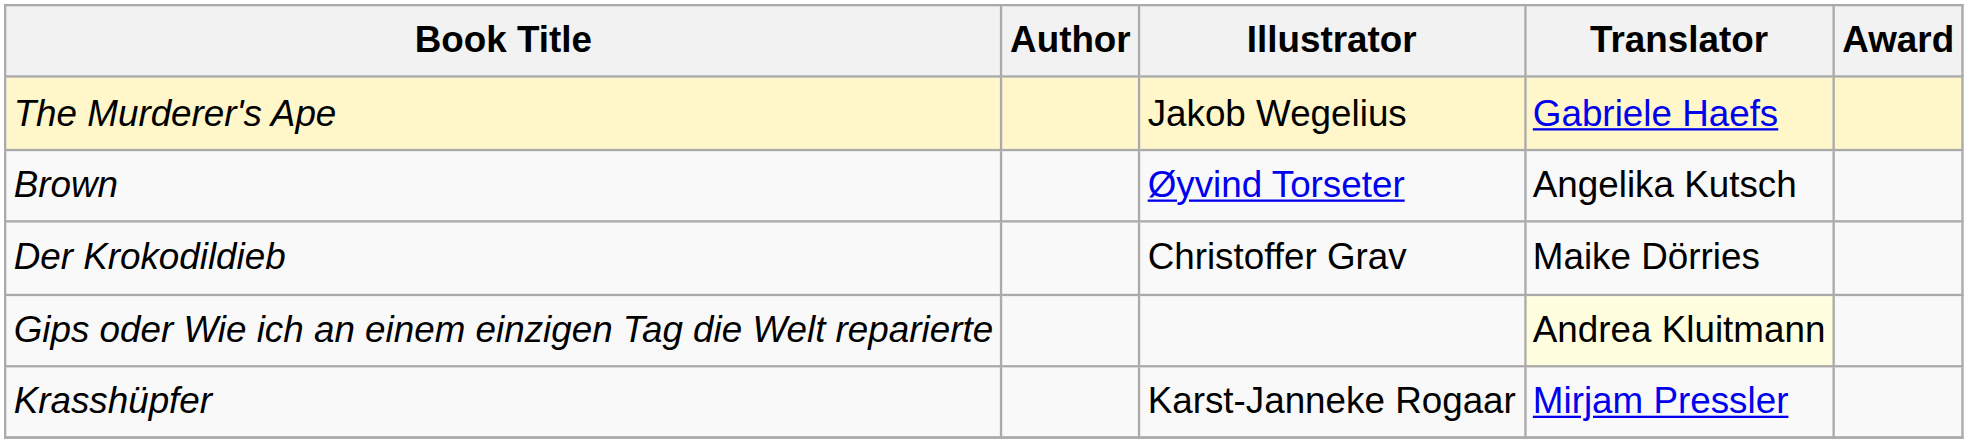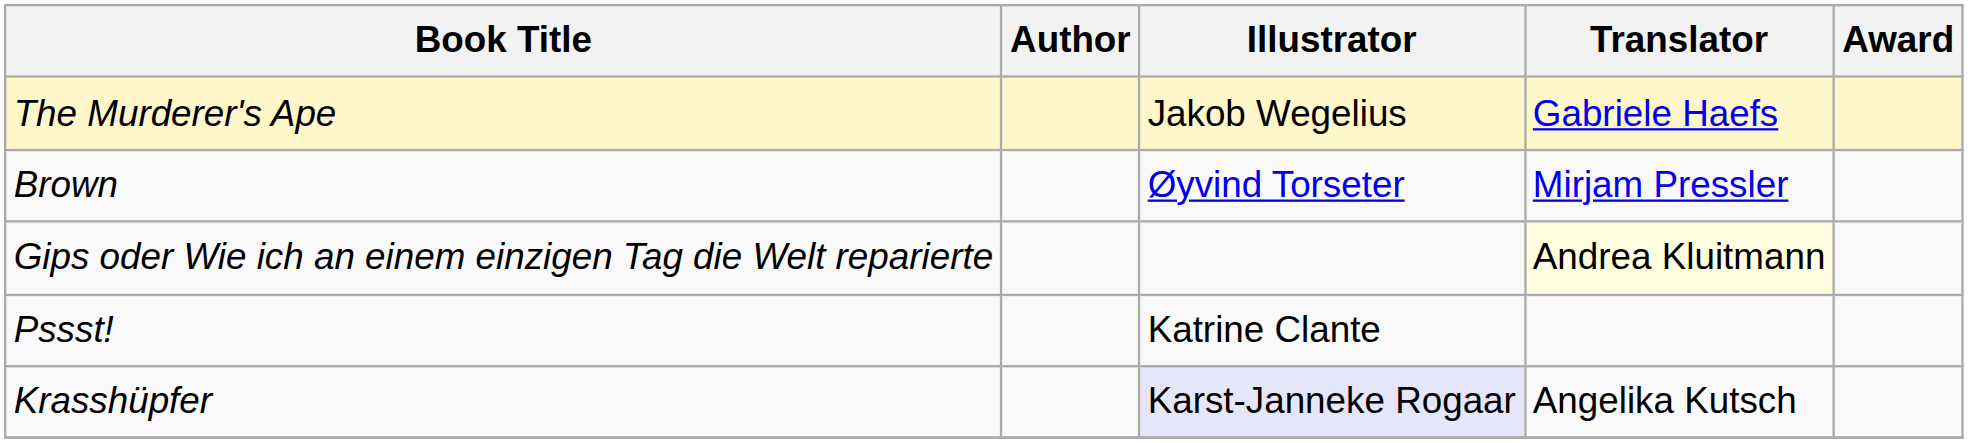(1665, 184) Angelika Kutsch -> (1661, 184) Mirjam Pressler
- row: (150, 257)
+ row: (64, 329)
(1332, 401) no background -> (1332, 401) lavender background
(1661, 401) Mirjam Pressler -> (1665, 401) Angelika Kutsch
